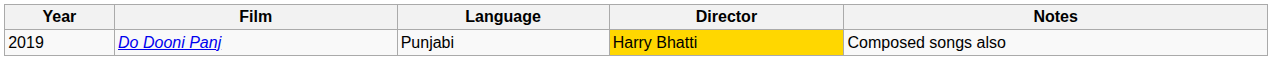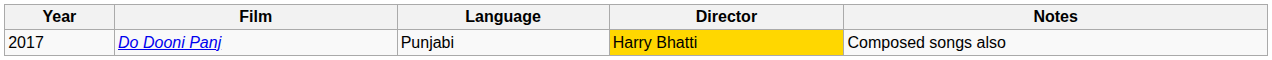(26, 42) 2019 -> (26, 42) 2017
